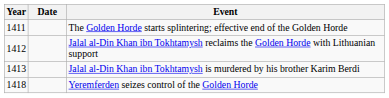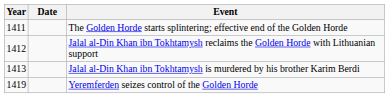(16, 85) 1418 -> (16, 85) 1419
